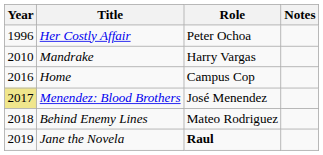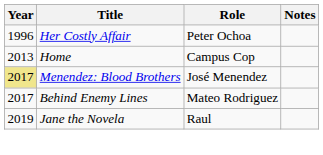- row: (67, 56)
(21, 77) 2016 -> (21, 56) 2013
(21, 118) 2018 -> (21, 98) 2017
(200, 139) bold -> (199, 118) normal
